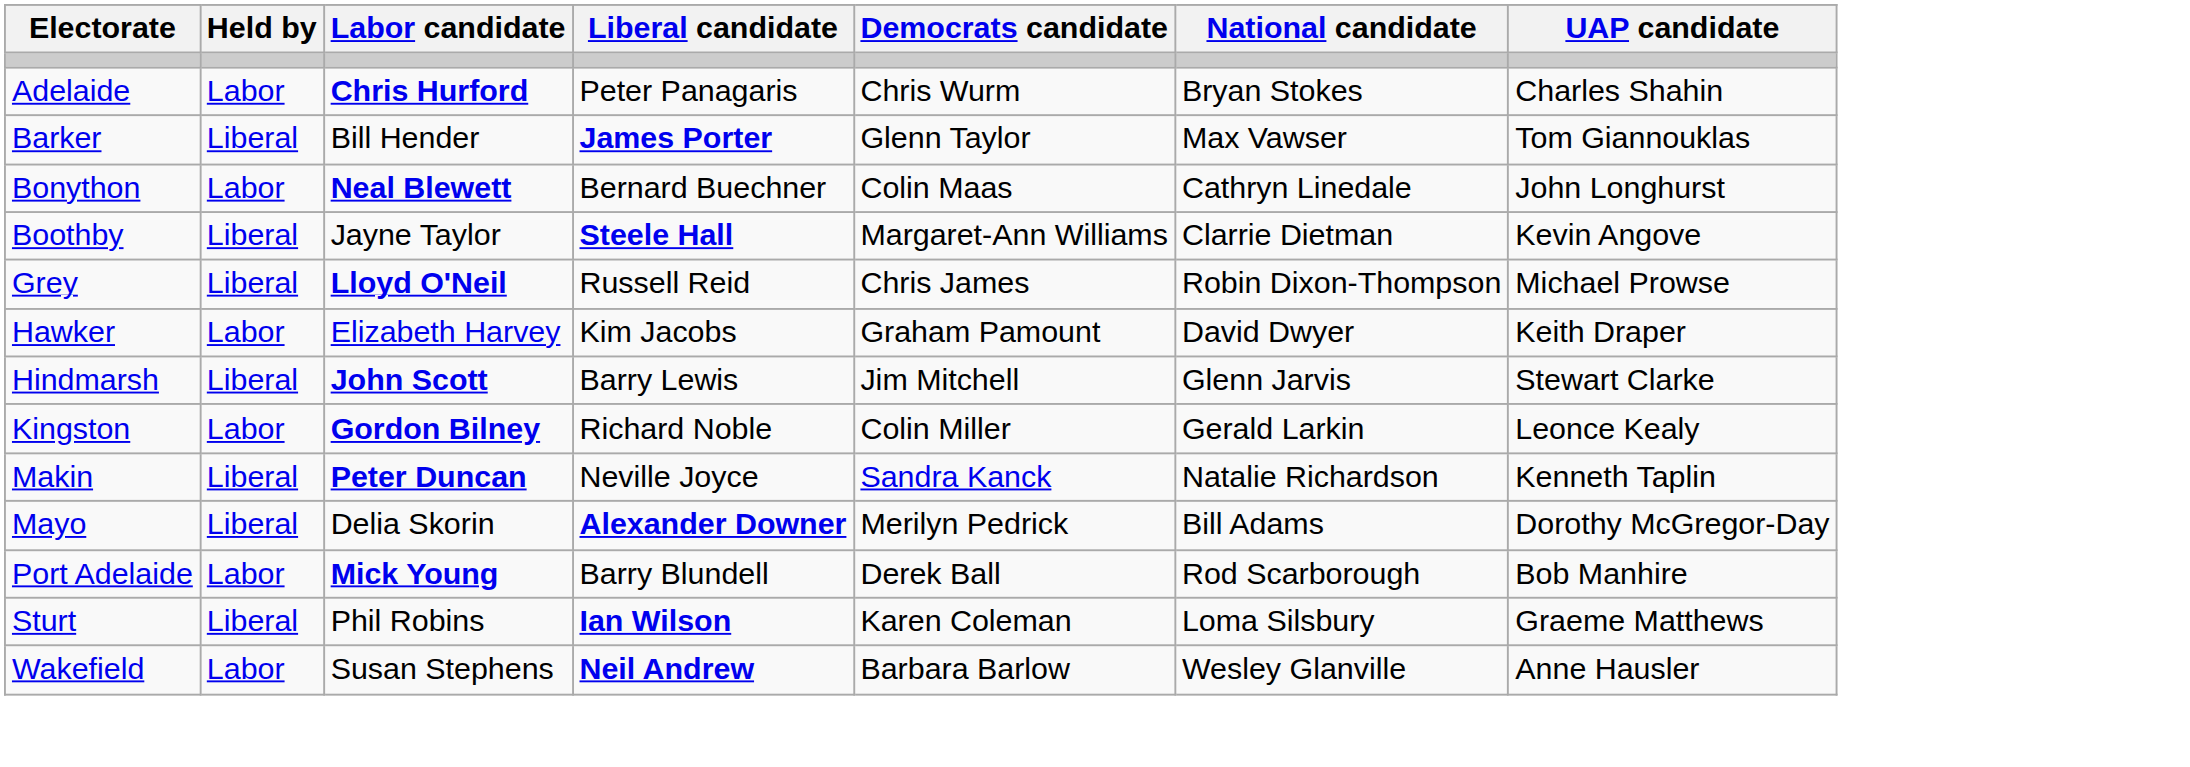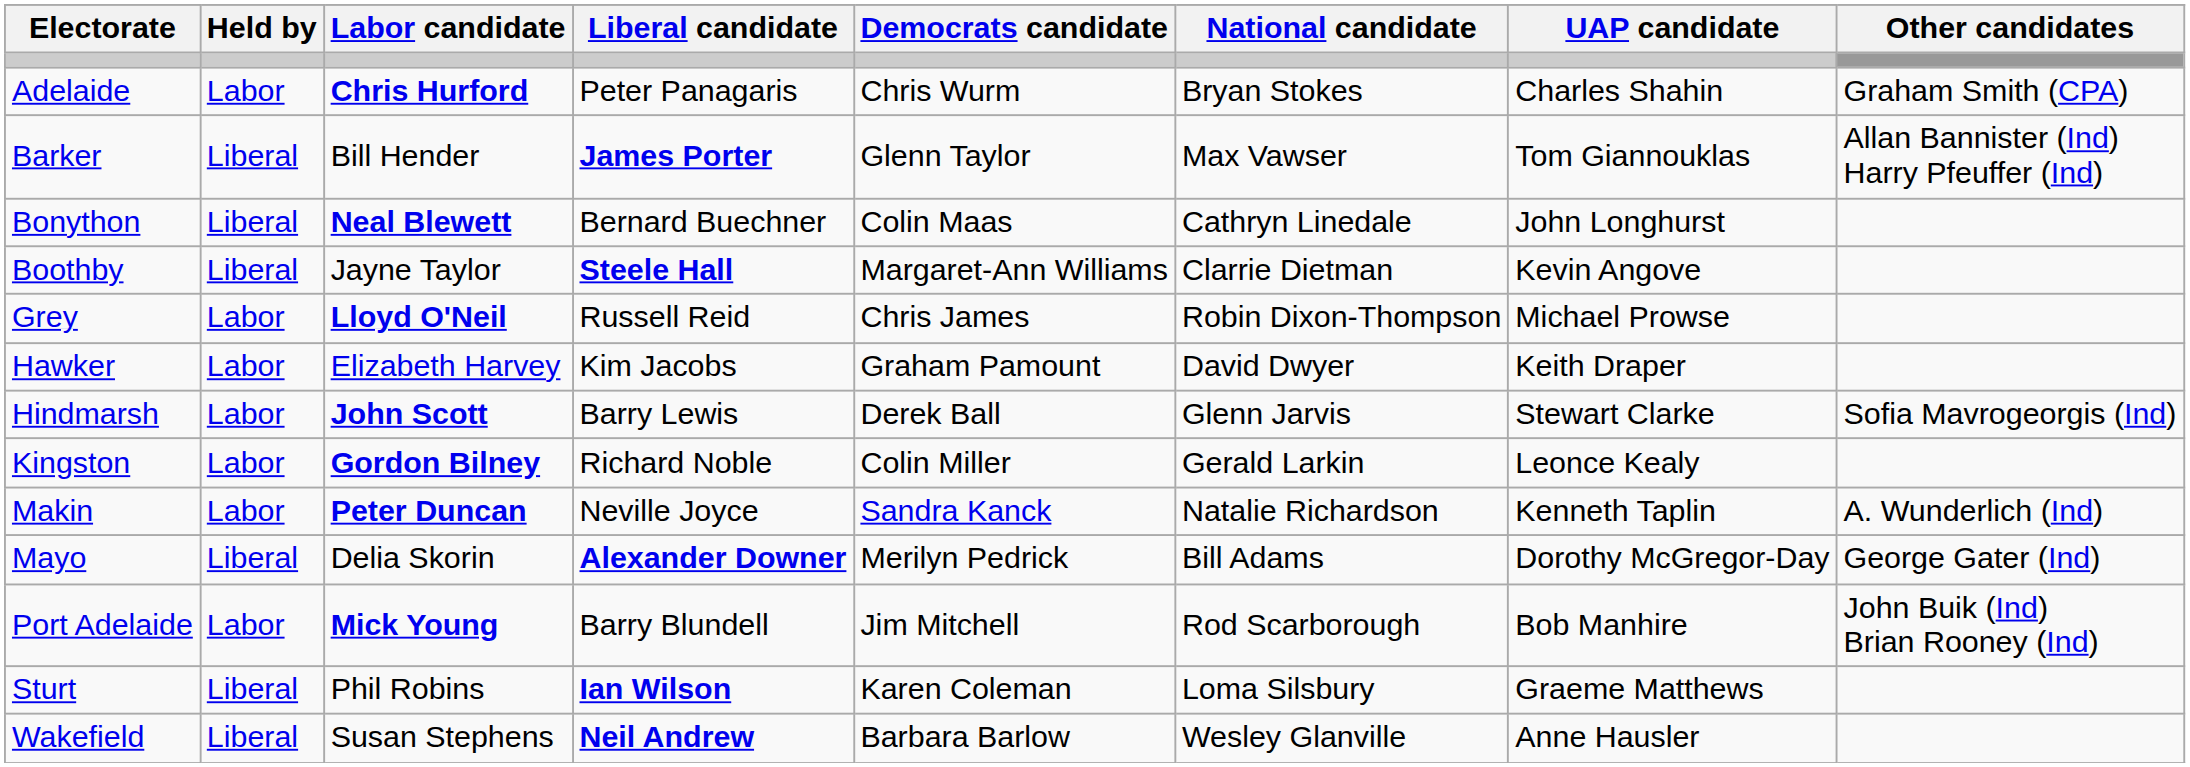+ column: (2010, 28)
(246, 187) Labor -> (252, 221) Liberal
(252, 283) Liberal -> (246, 317) Labor
(252, 380) Liberal -> (246, 414) Labor
(940, 380) Jim Mitchell -> (931, 414) Derek Ball
(252, 476) Liberal -> (246, 510) Labor
(931, 572) Derek Ball -> (940, 624) Jim Mitchell
(246, 669) Labor -> (252, 737) Liberal
